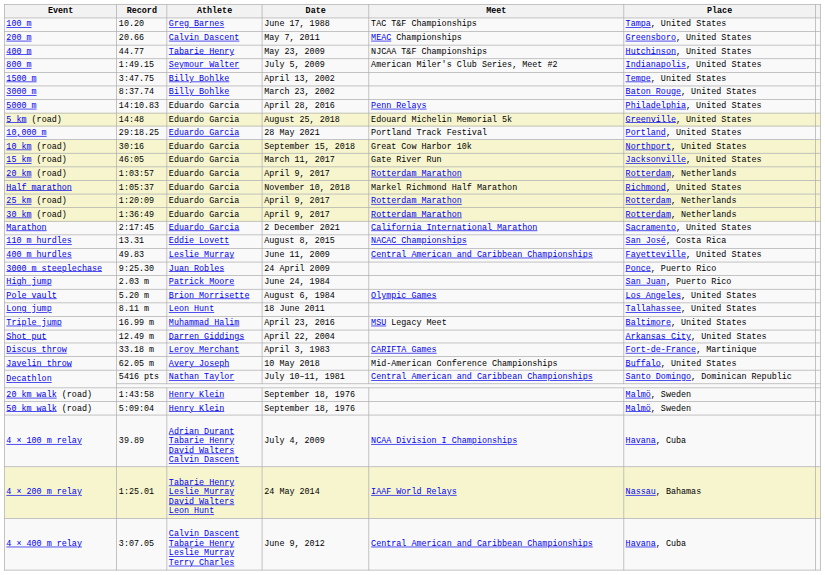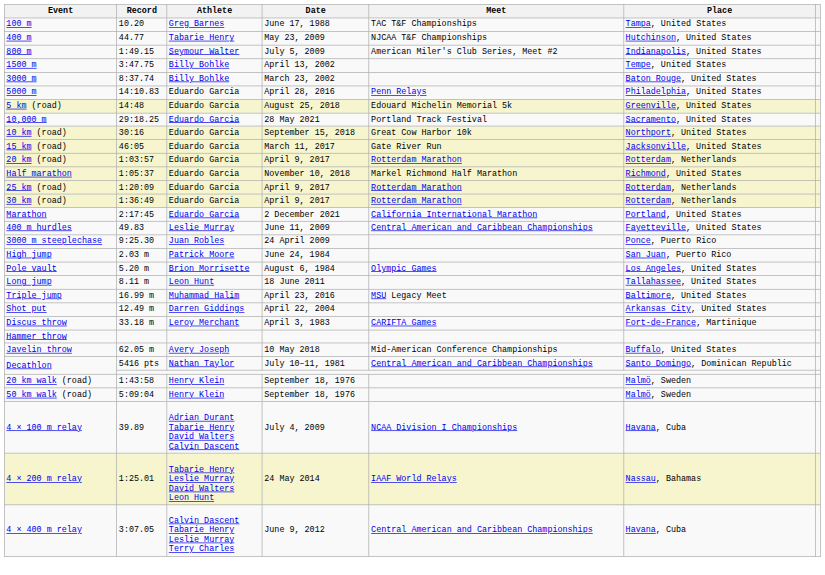- row: (19, 39)
(684, 133) Portland, United States -> (689, 120) Sacramento, United States
(689, 228) Sacramento, United States -> (684, 215) Portland, United States
- row: (39, 242)
+ row: (37, 337)
